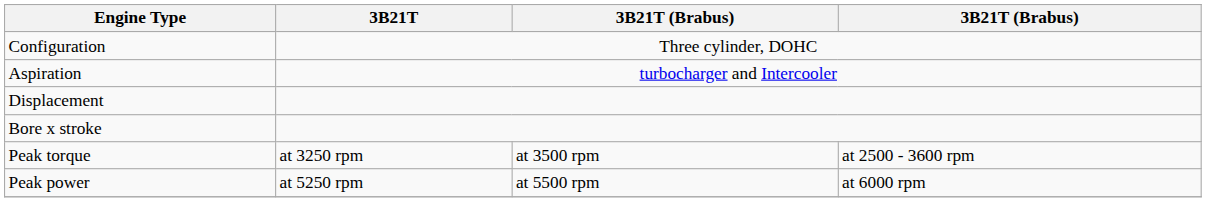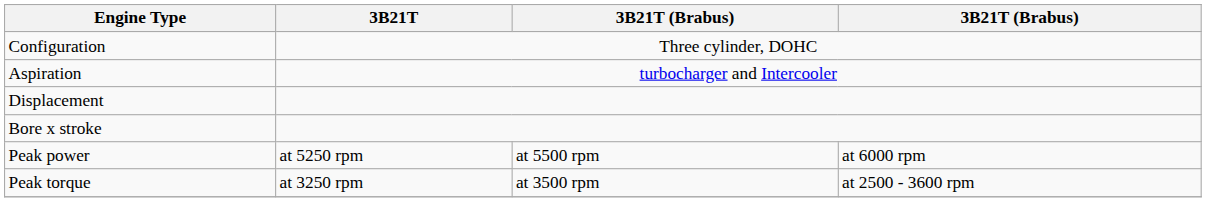rows swapped: (49, 182) <-> (50, 155)
